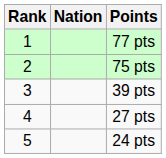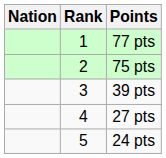columns swapped: (27, 16) <-> (78, 16)
